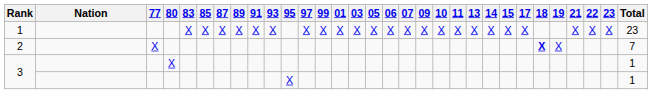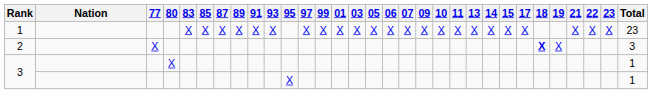(632, 47) 7 -> (632, 47) 3
